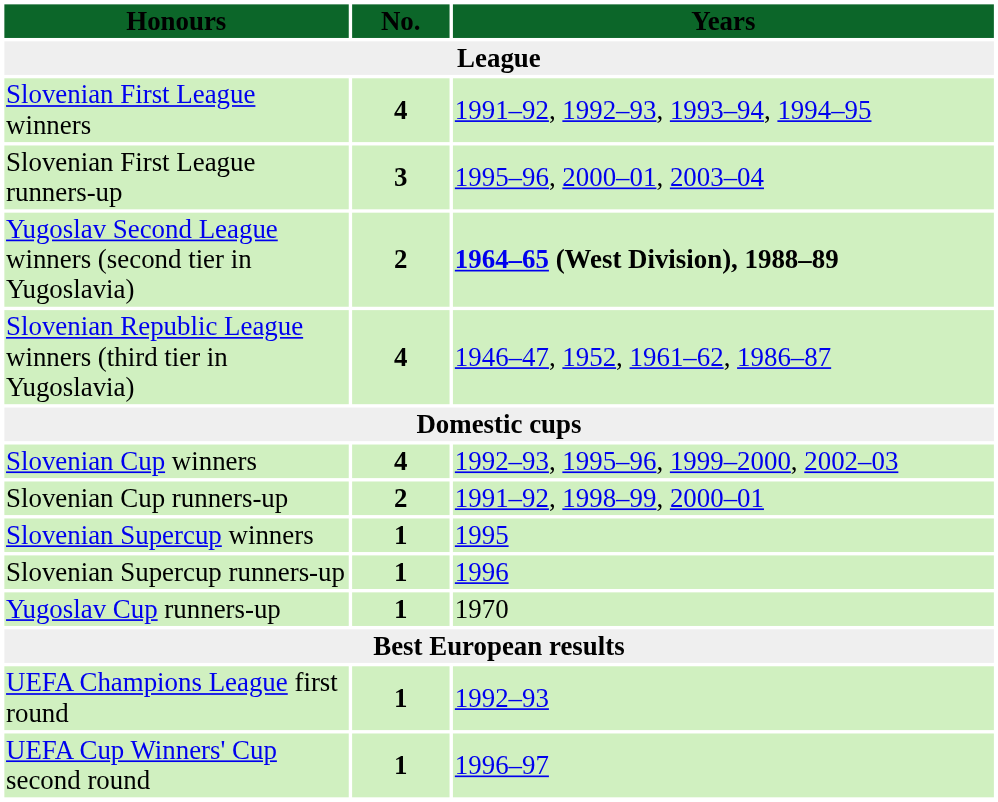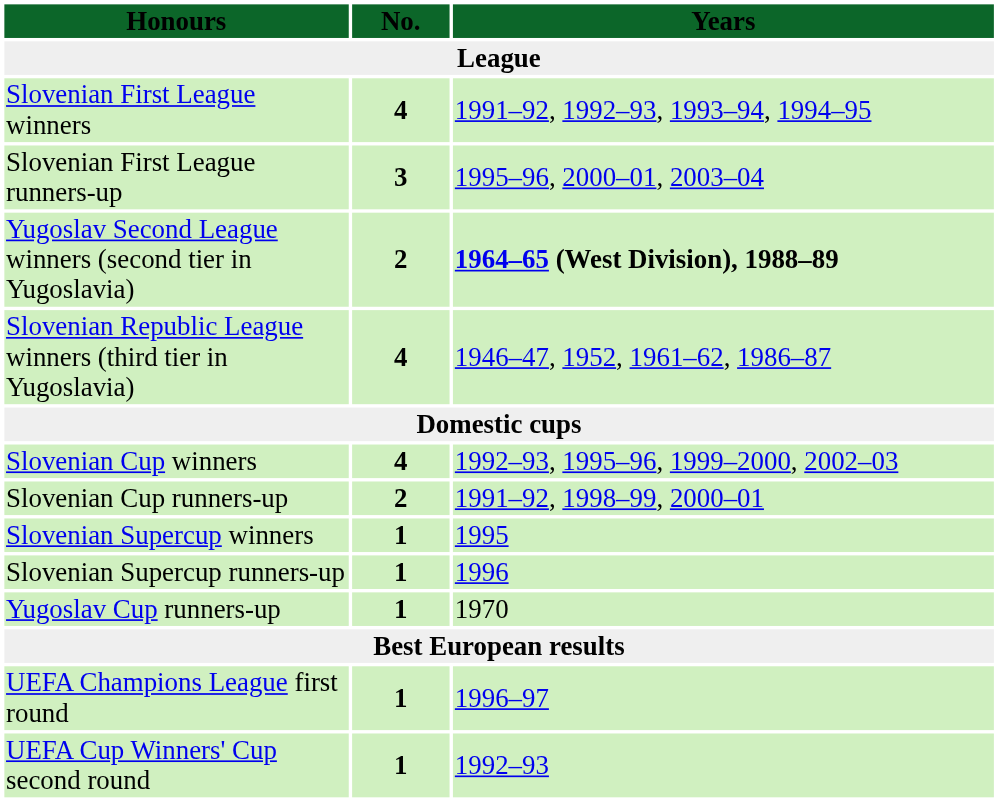(502, 697) 1992–93 -> (502, 697) 1996–97
(502, 765) 1996–97 -> (502, 765) 1992–93
